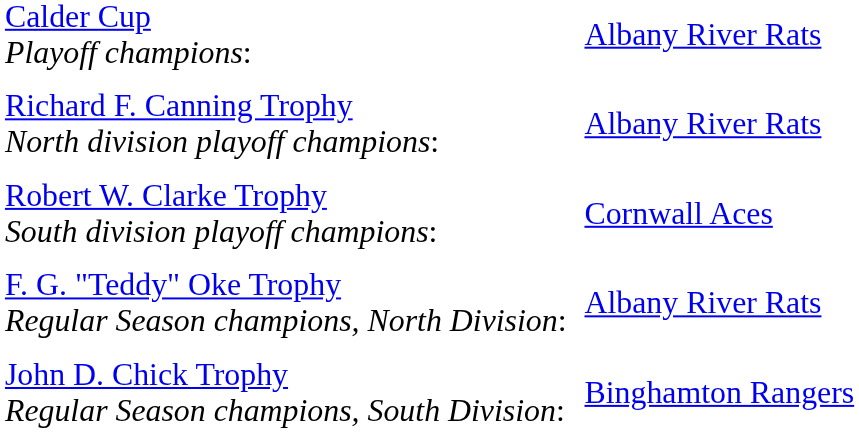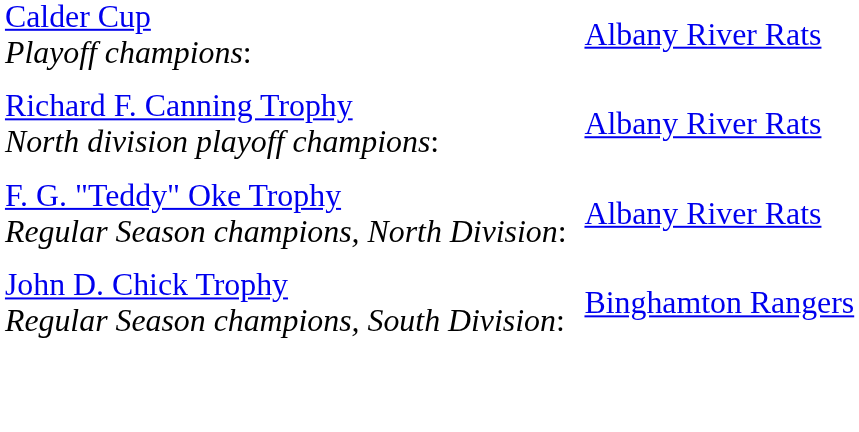- row: (221, 213)
